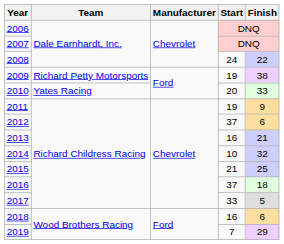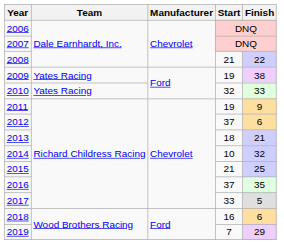(232, 60) 24 -> (229, 60) 21
(91, 75) Richard Petty Motorsports -> (63, 75) Yates Racing
(232, 91) 20 -> (229, 91) 32
(232, 138) 16 -> (229, 138) 18
(262, 185) 18 -> (260, 185) 35
